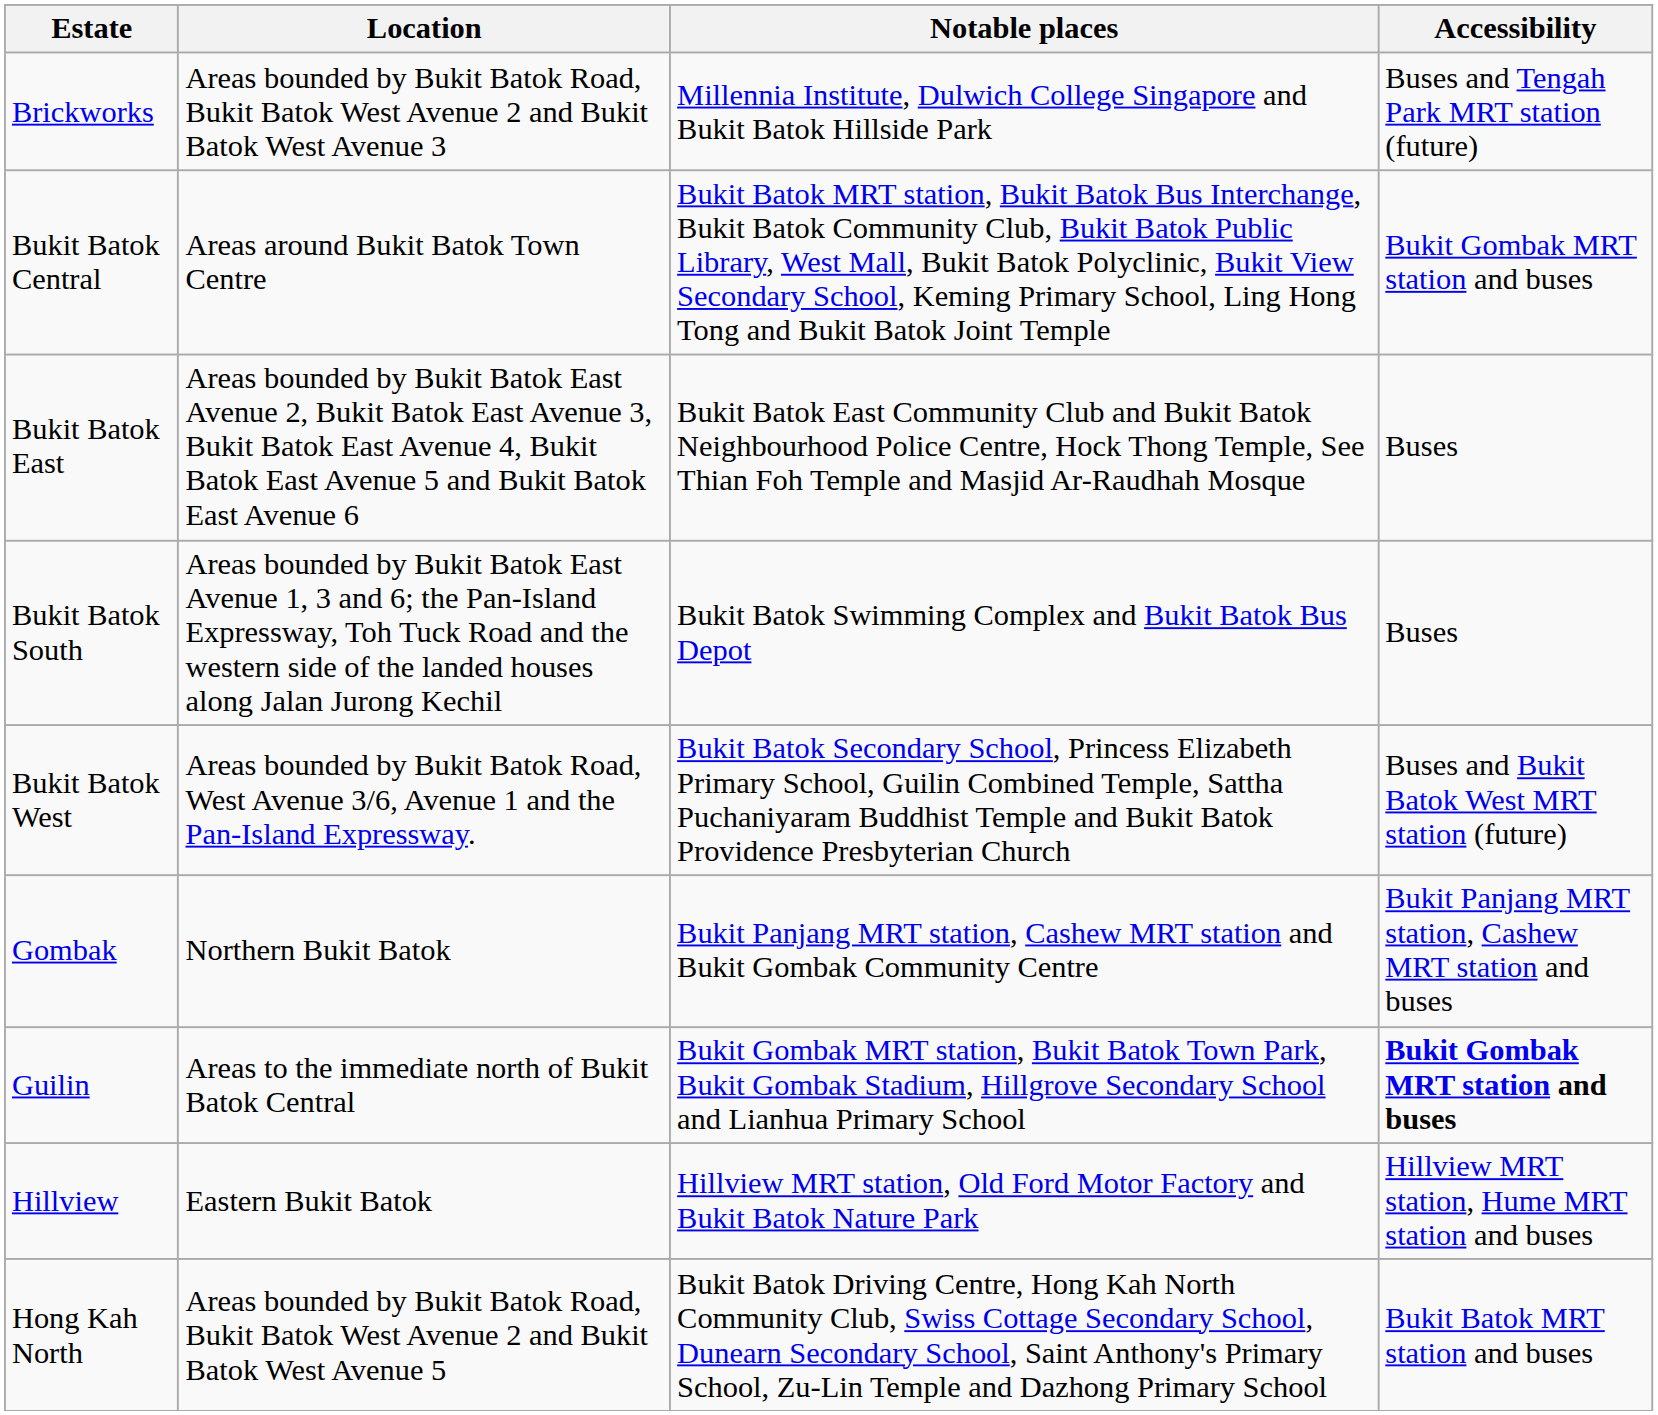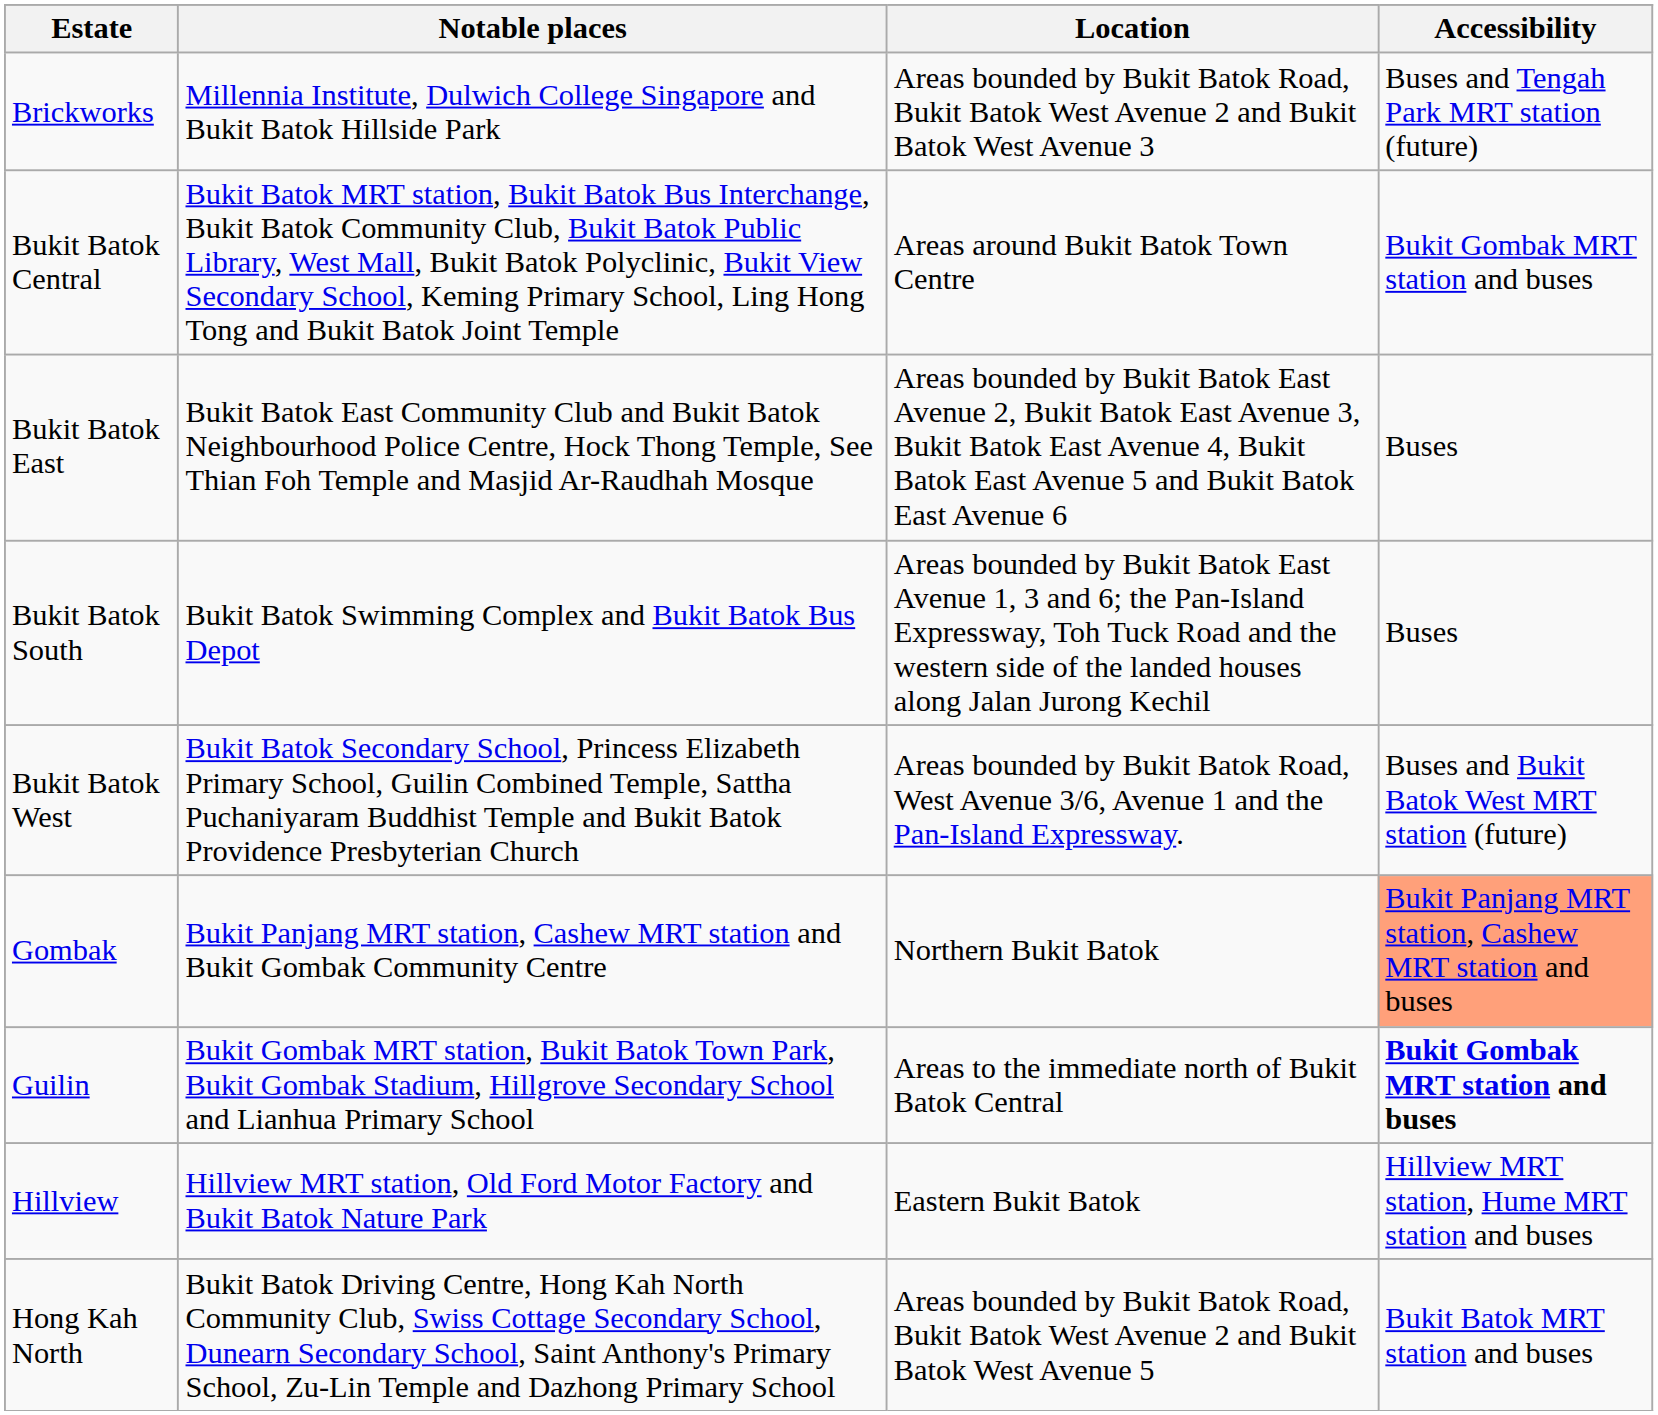columns swapped: (424, 28) <-> (1024, 28)
(1508, 950) no background -> (1508, 950) lightsalmon background
